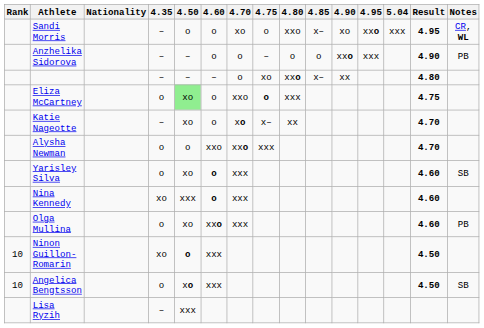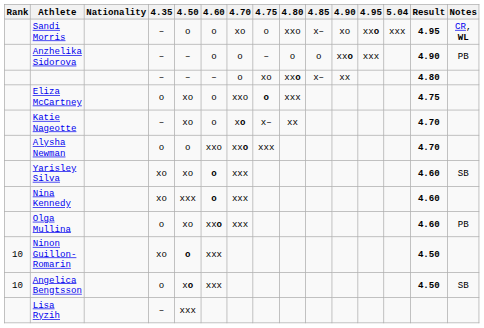(188, 97) lightgreen background -> (188, 97) no background
(162, 173) o -> (162, 173) xo
